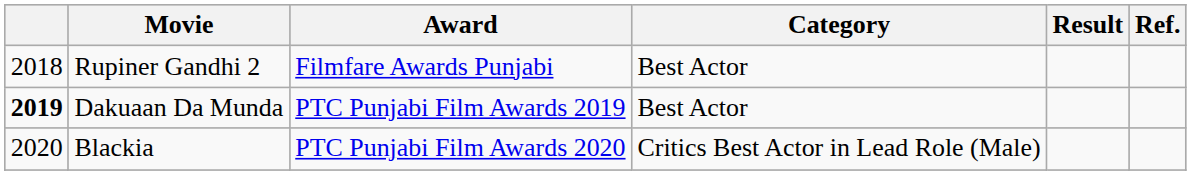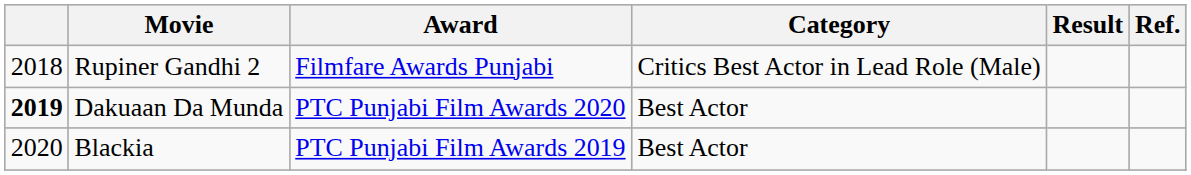(693, 66) Best Actor -> (839, 66) Critics Best Actor in Lead Role (Male)
(460, 107) PTC Punjabi Film Awards 2019 -> (460, 107) PTC Punjabi Film Awards 2020
(460, 148) PTC Punjabi Film Awards 2020 -> (460, 148) PTC Punjabi Film Awards 2019
(839, 148) Critics Best Actor in Lead Role (Male) -> (693, 148) Best Actor
